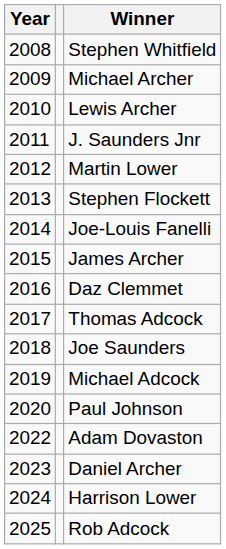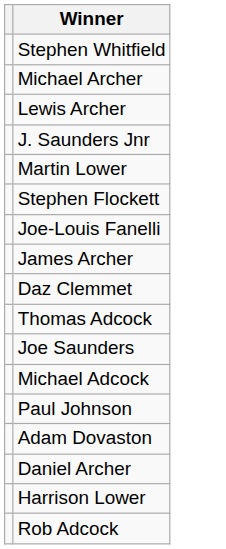- column: (30, 19)
